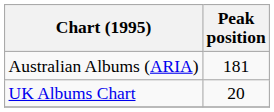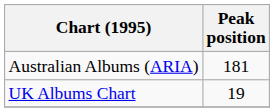(236, 93) 20 -> (236, 93) 19
